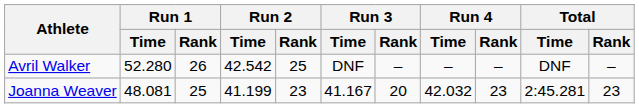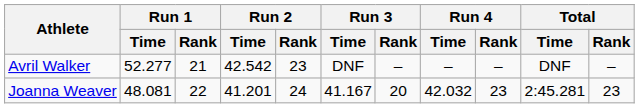(148, 66) 52.280 -> (148, 66) 52.277
(198, 66) 26 -> (198, 66) 21
(298, 66) 25 -> (298, 66) 23
(198, 91) 25 -> (198, 91) 22
(248, 91) 41.199 -> (248, 91) 41.201
(298, 91) 23 -> (298, 91) 24
